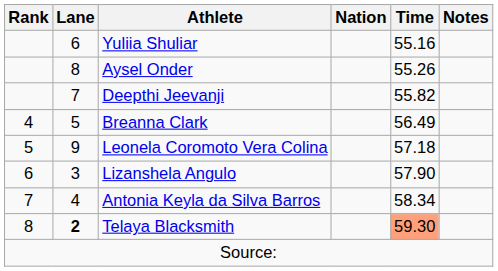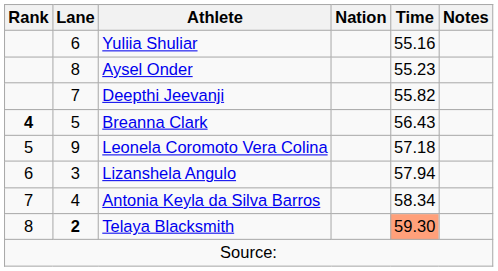(415, 69) 55.26 -> (415, 69) 55.23
(28, 122) normal -> (28, 122) bold
(415, 122) 56.49 -> (415, 122) 56.43
(415, 174) 57.90 -> (415, 174) 57.94
